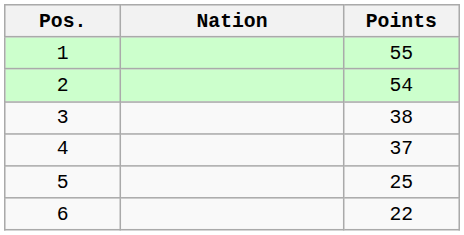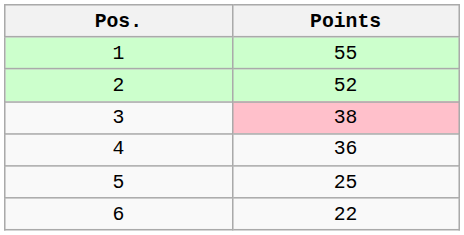- column: (232, 21)
(401, 85) 54 -> (346, 85) 52
(401, 117) no background -> (346, 117) pink background
(401, 150) 37 -> (346, 150) 36
